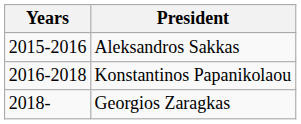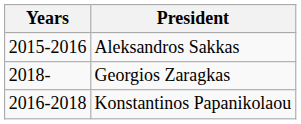rows swapped: (193, 75) <-> (162, 103)
